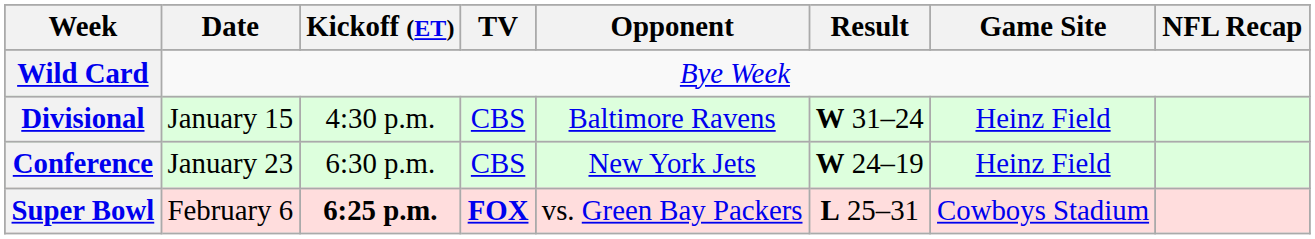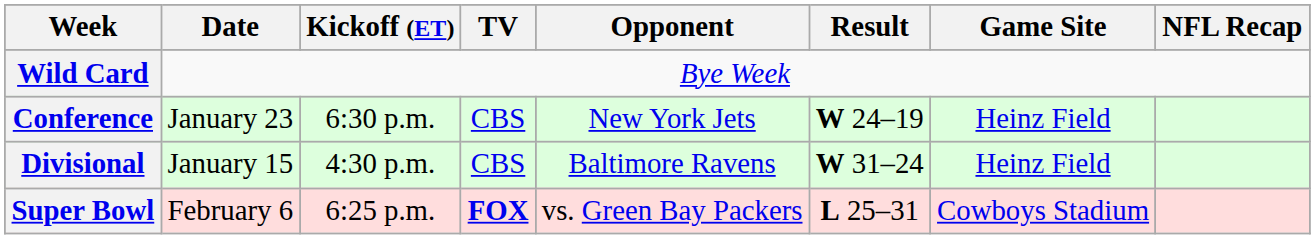rows swapped: (83, 118) <-> (83, 164)
(380, 210) bold -> (380, 210) normal
